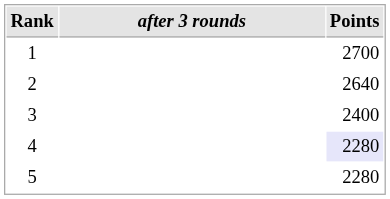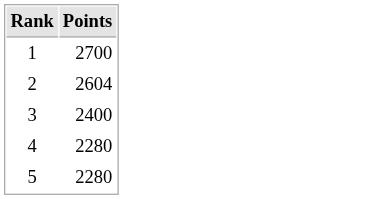- column: (192, 21)
(361, 84) 2640 -> (94, 84) 2604
(361, 146) lavender background -> (94, 146) no background
